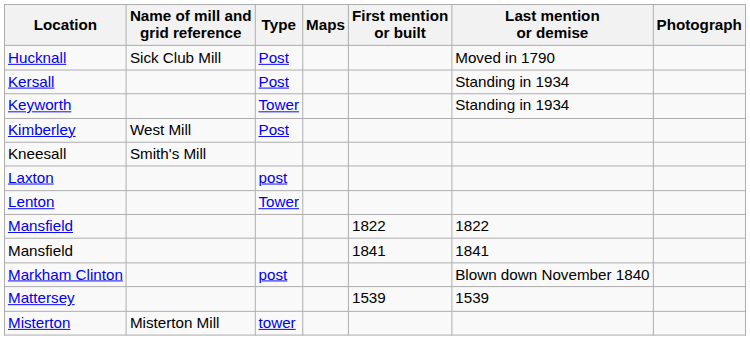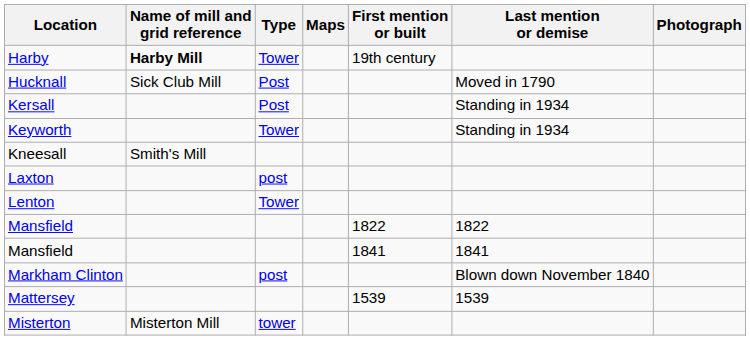+ row: (28, 57)
- row: (42, 130)
